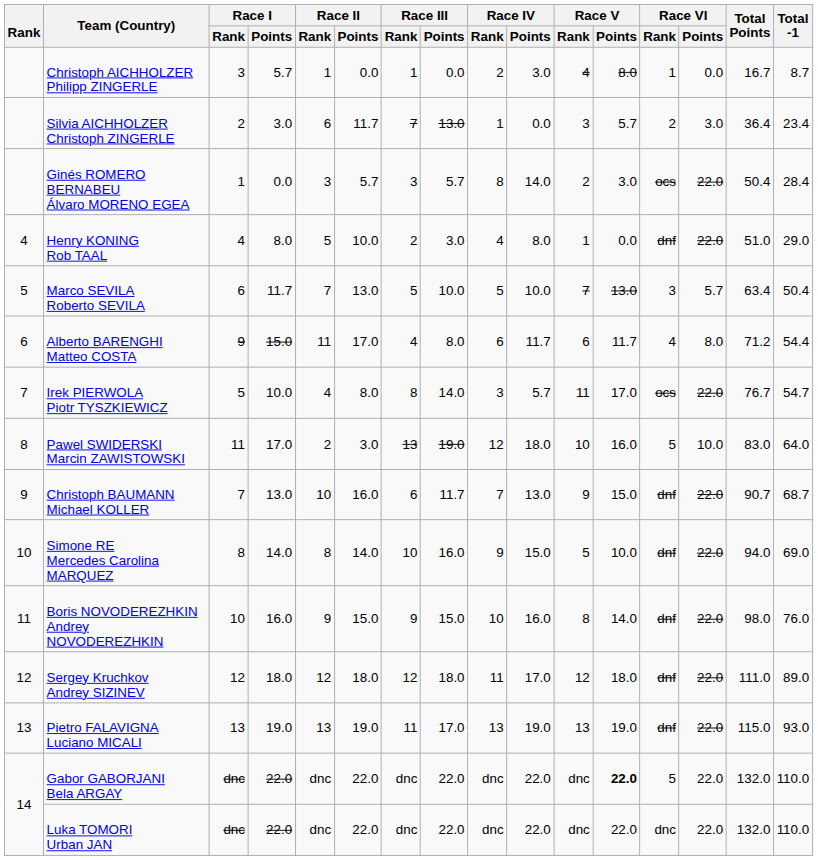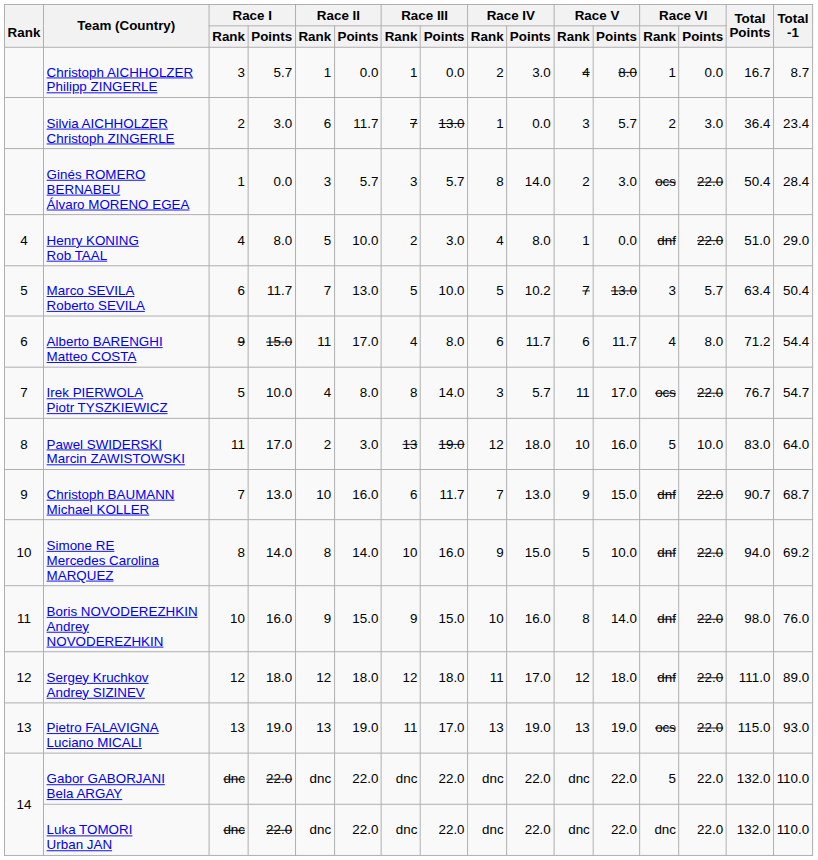(538, 291) 10.0 -> (538, 291) 10.2
(796, 553) 69.0 -> (796, 553) 69.2
(667, 728) dnf -> (666, 728) ocs
(624, 779) bold -> (624, 779) normal
